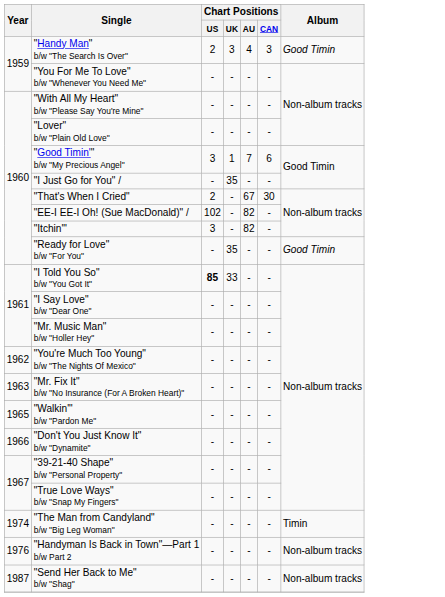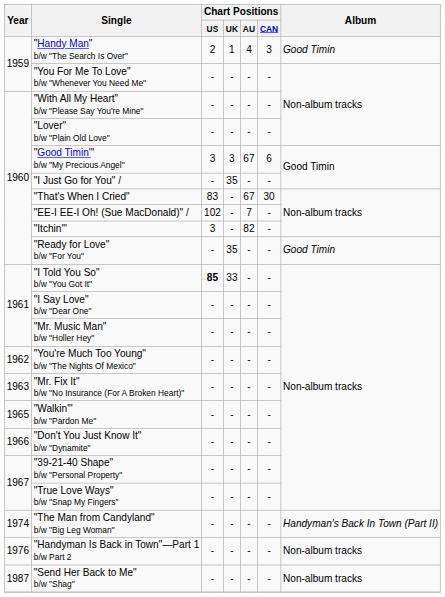(232, 50) 3 -> (232, 50) 1
(232, 159) 1 -> (232, 159) 3
(249, 159) 7 -> (249, 159) 67
(212, 197) 2 -> (212, 197) 83
(249, 213) 82 -> (249, 213) 7
(295, 523) Timin -> (361, 523) Handyman's Back In Town (Part II)
